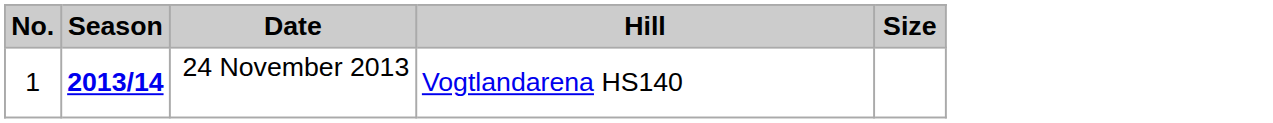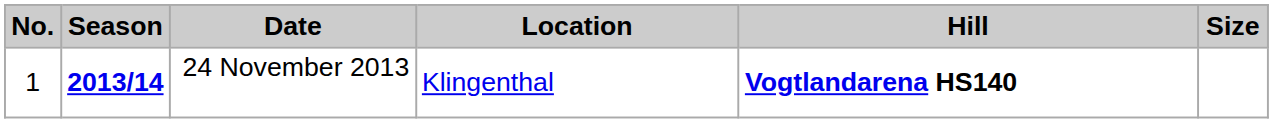+ column: (577, 26)
(552, 82) normal -> (881, 82) bold
